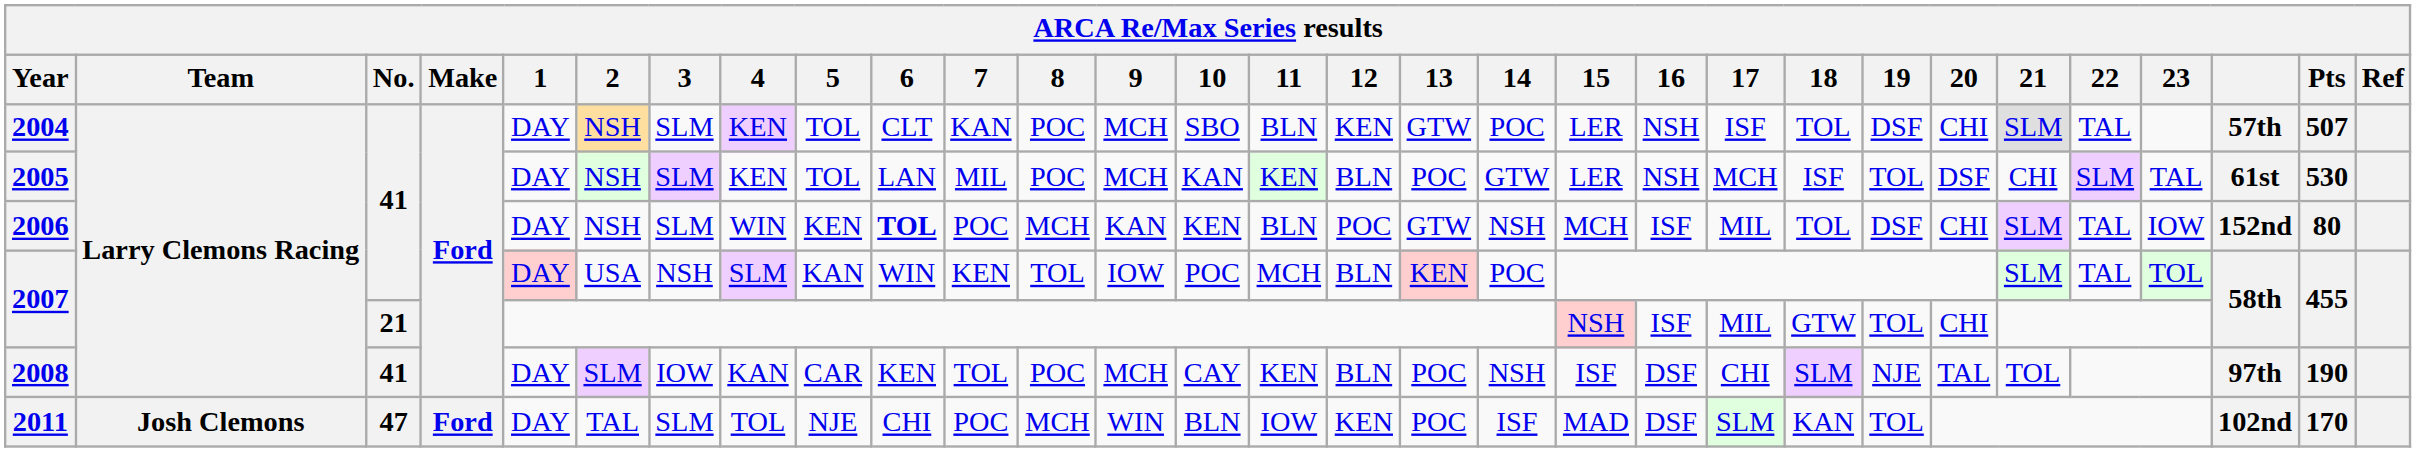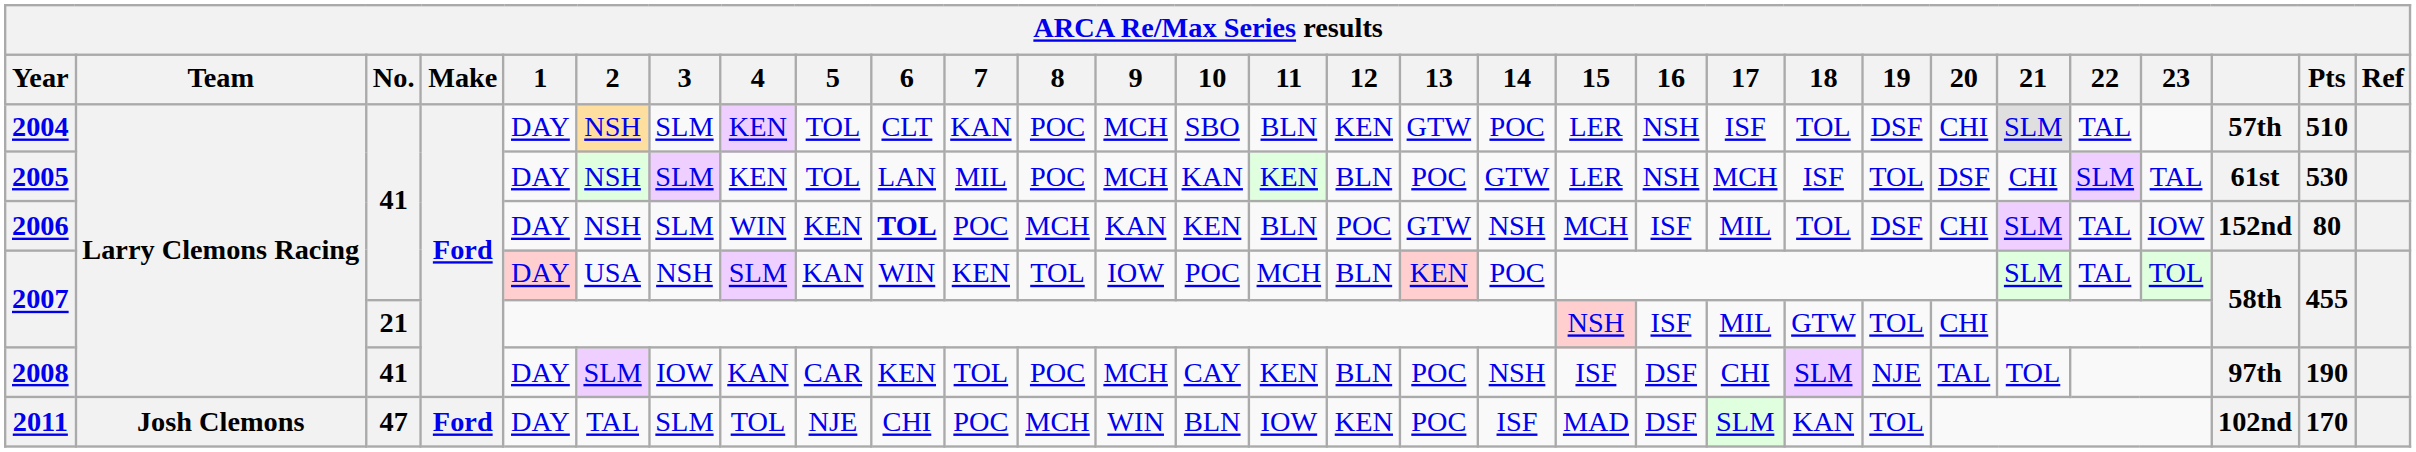(2327, 127) 507 -> (2327, 127) 510
